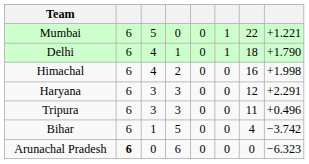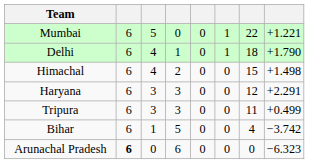(252, 71) 16 -> (252, 71) 15
(284, 71) +1.998 -> (284, 71) +1.498
(284, 110) +0.496 -> (284, 110) +0.499
